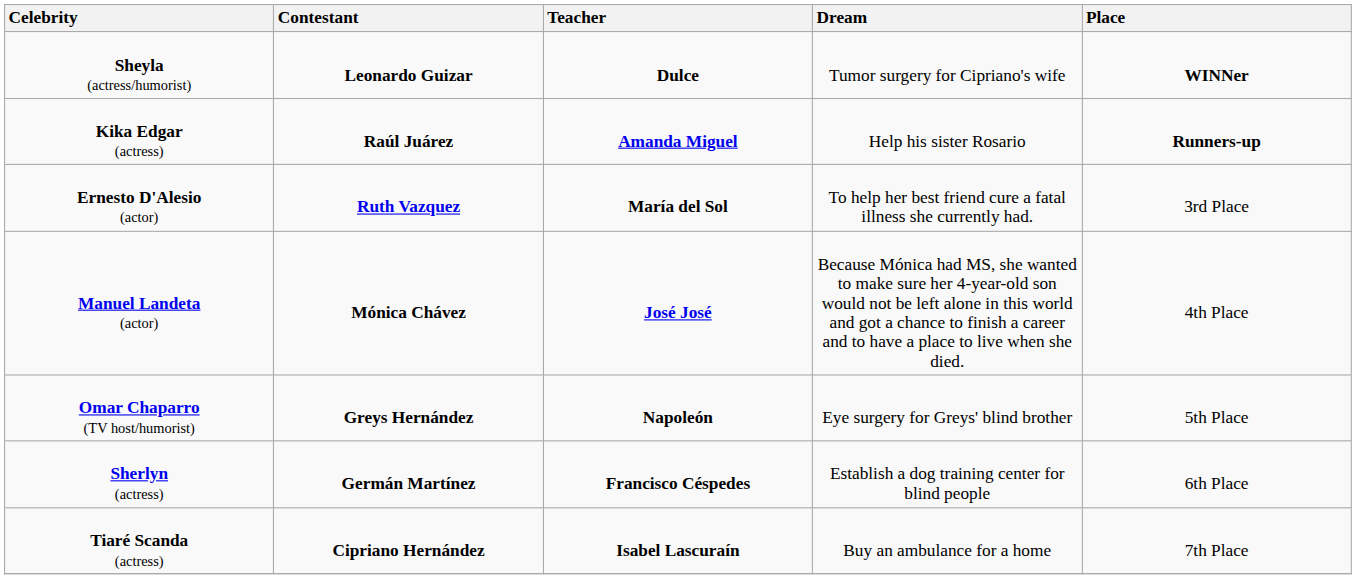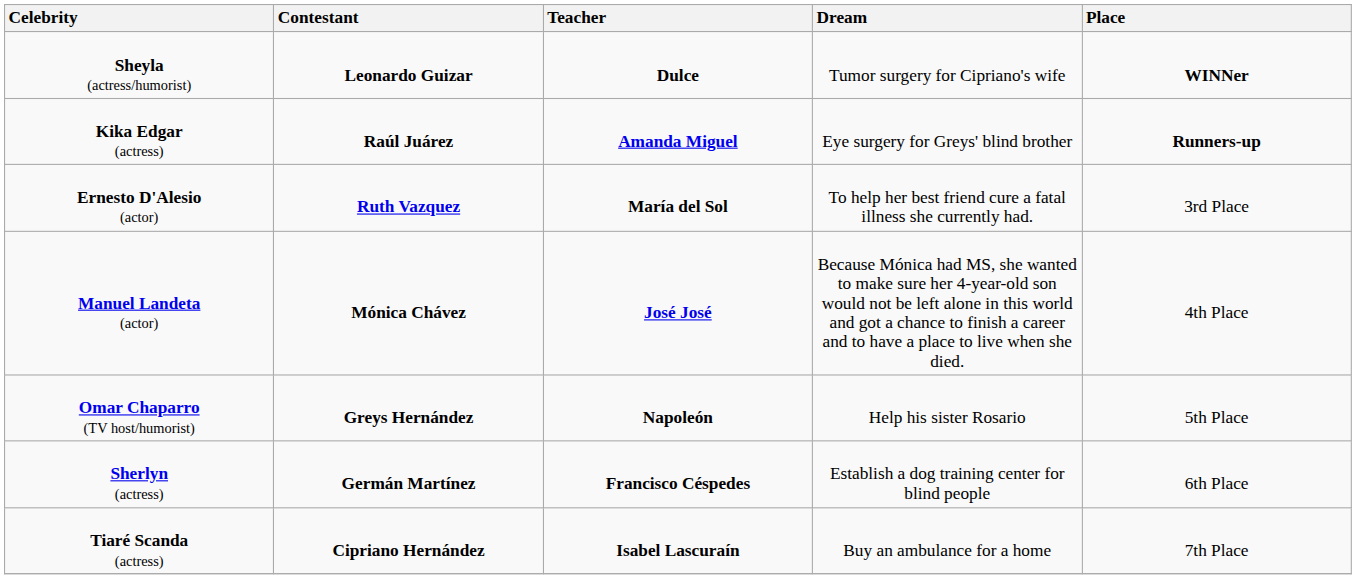(947, 141) Help his sister Rosario -> (947, 141) Eye surgery for Greys' blind brother
(947, 417) Eye surgery for Greys' blind brother -> (947, 417) Help his sister Rosario
